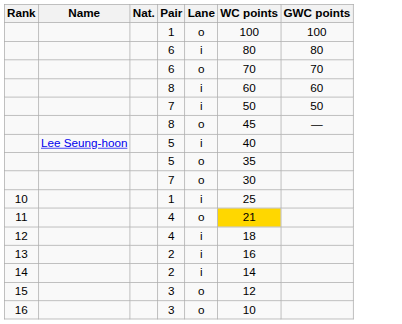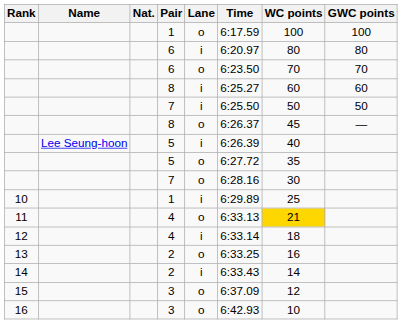+ column: (240, 13)
(201, 254) i -> (201, 254) o
